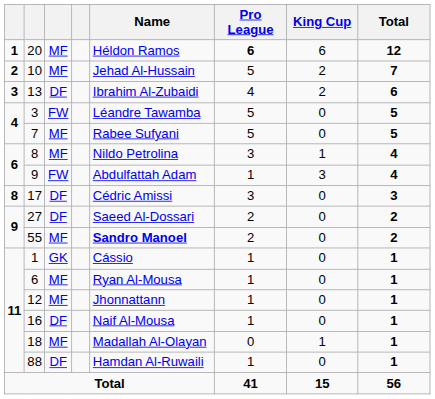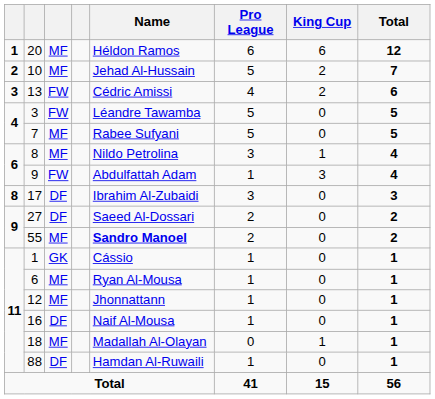(251, 50) bold -> (251, 50) normal
(58, 92) DF -> (58, 92) FW
(146, 92) Ibrahim Al-Zubaidi -> (133, 92) Cédric Amissi
(133, 196) Cédric Amissi -> (146, 196) Ibrahim Al-Zubaidi
